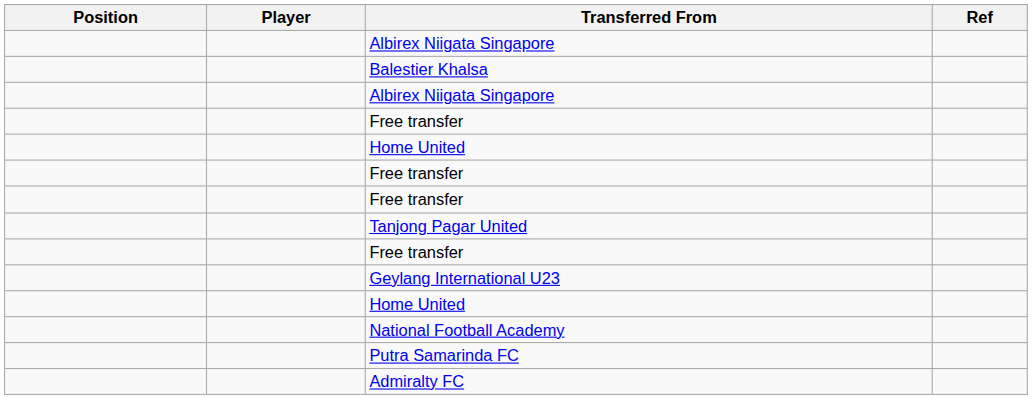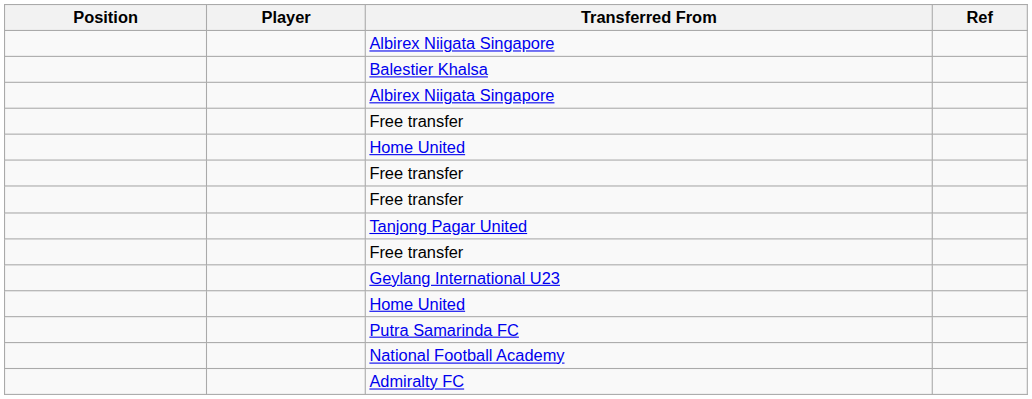rows swapped: (106, 356) <-> (106, 330)
